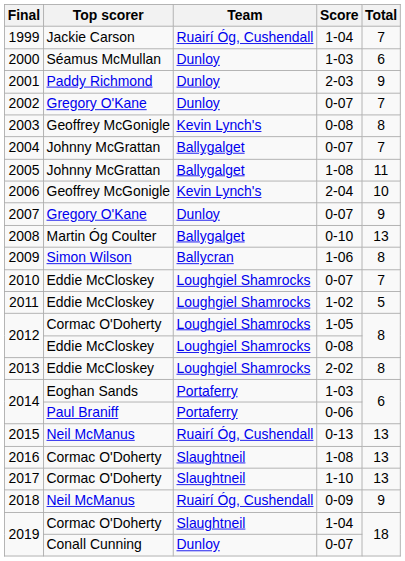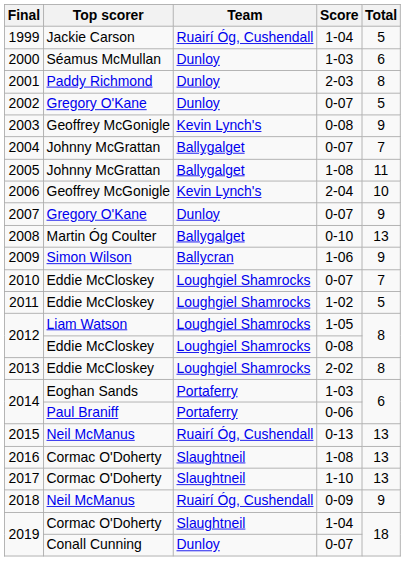(381, 37) 7 -> (381, 37) 5
(381, 81) 9 -> (381, 81) 8
(381, 103) 7 -> (381, 103) 5
(381, 125) 8 -> (381, 125) 9
(381, 258) 8 -> (381, 258) 9
(104, 324) Cormac O'Doherty -> (87, 324) Liam Watson
